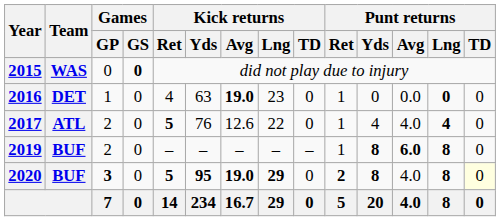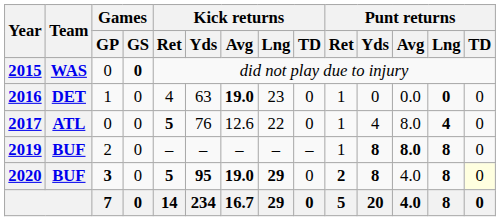(108, 123) 2 -> (108, 123) 0
(410, 123) 4.0 -> (410, 123) 8.0
(410, 149) 6.0 -> (410, 149) 8.0
